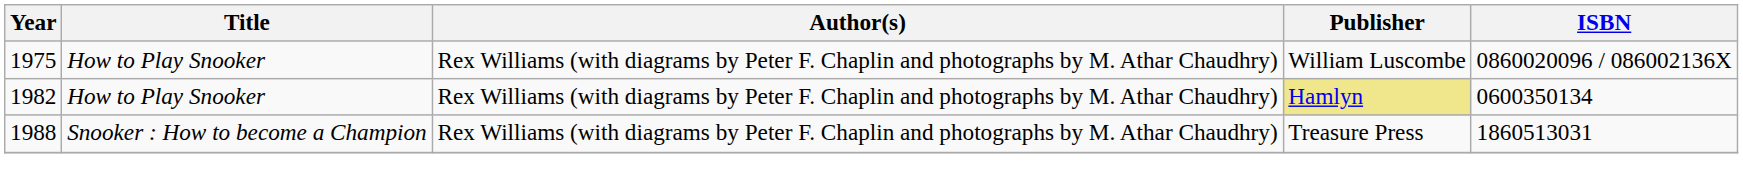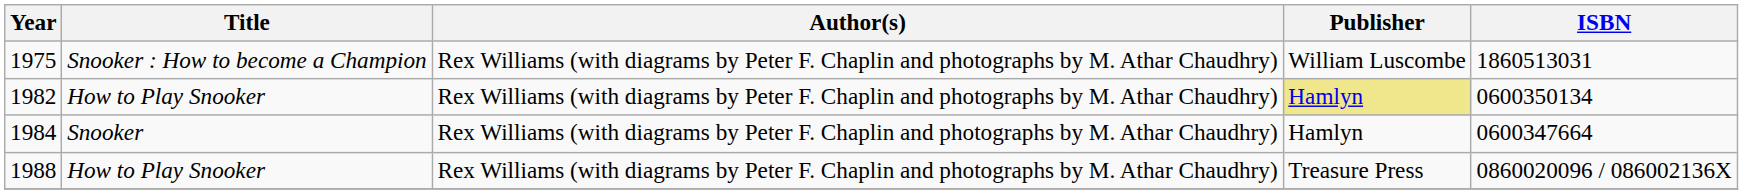(166, 59) How to Play Snooker -> (247, 59) Snooker : How to become a Champion
(1604, 59) 0860020096 / 086002136X -> (1535, 59) 1860513031
+ row: (33, 133)
(247, 133) Snooker : How to become a Champion -> (166, 170) How to Play Snooker
(1535, 133) 1860513031 -> (1604, 170) 0860020096 / 086002136X
